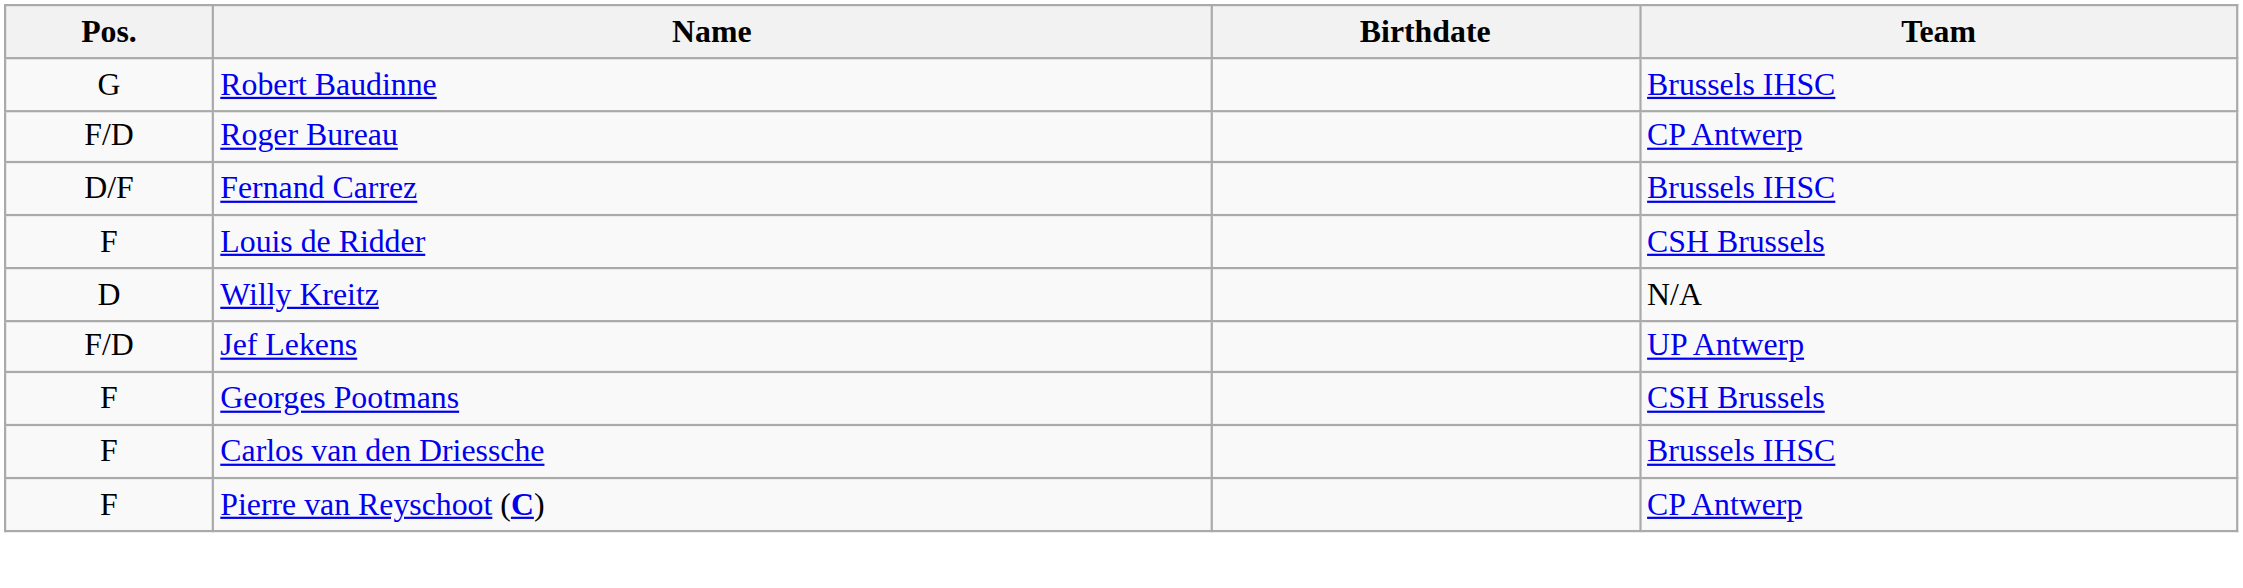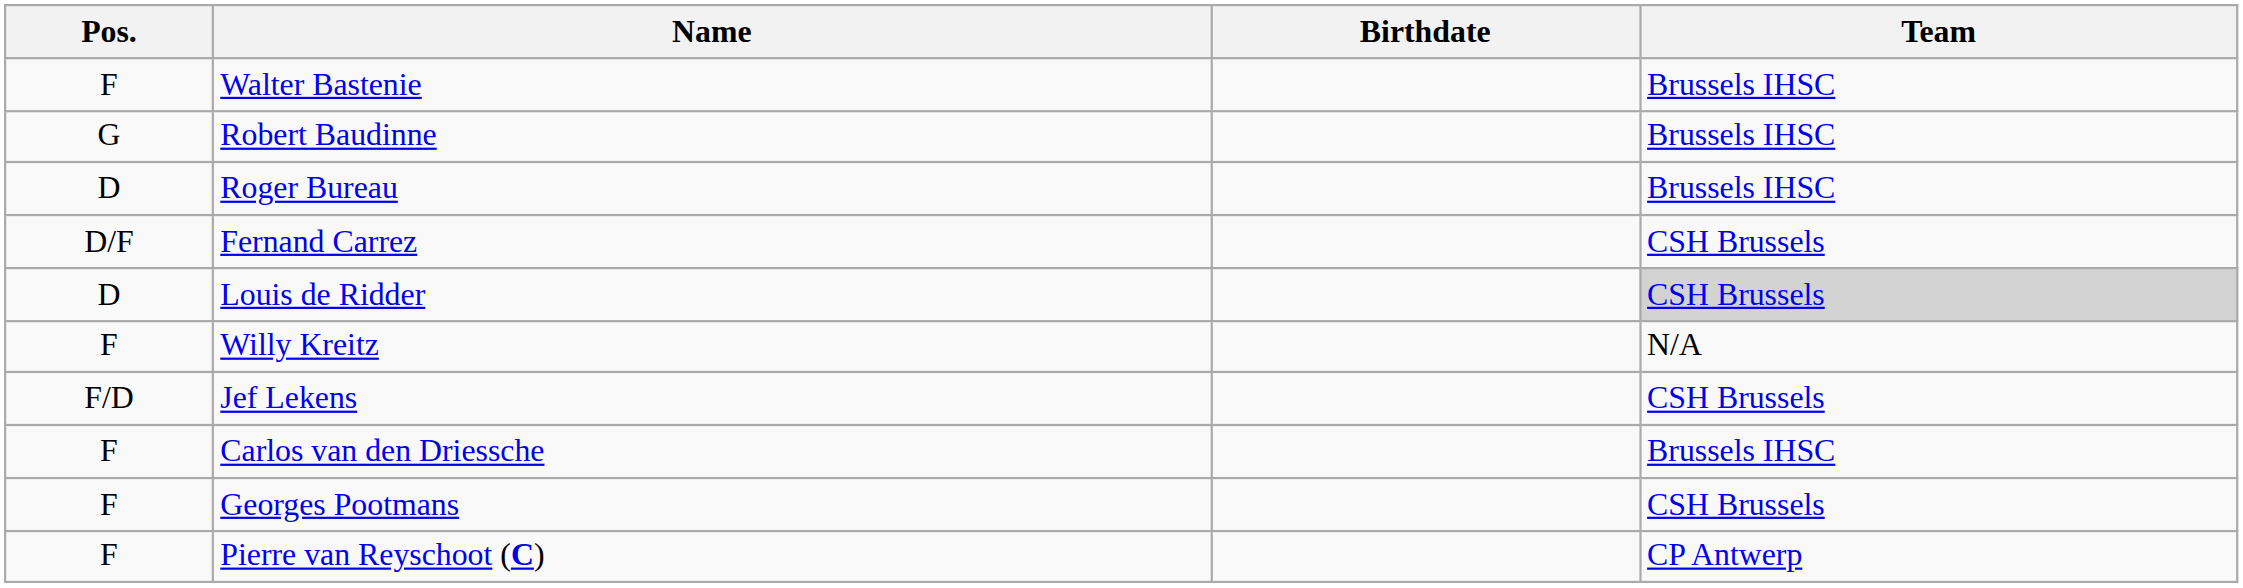+ row: (321, 83)
(109, 136) F/D -> (109, 188) D
(1725, 136) CP Antwerp -> (1741, 188) Brussels IHSC
(1741, 188) Brussels IHSC -> (1736, 241) CSH Brussels
(109, 241) F -> (109, 293) D
(1736, 241) no background -> (1736, 293) lightgrey background
(109, 293) D -> (109, 346) F
(1726, 346) UP Antwerp -> (1736, 398) CSH Brussels
rows swapped: (340, 398) <-> (382, 451)
